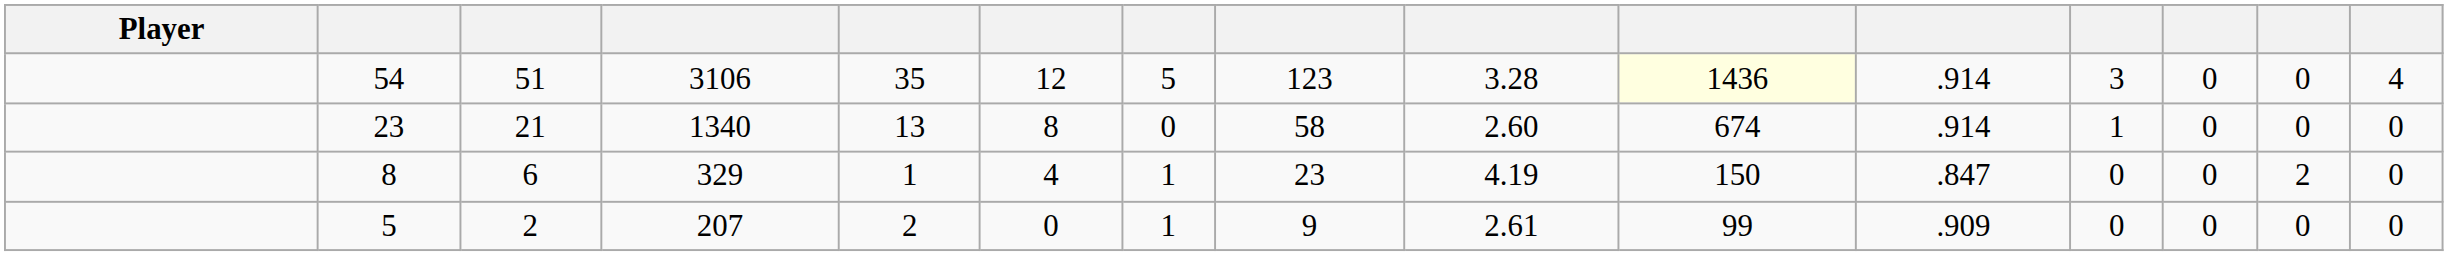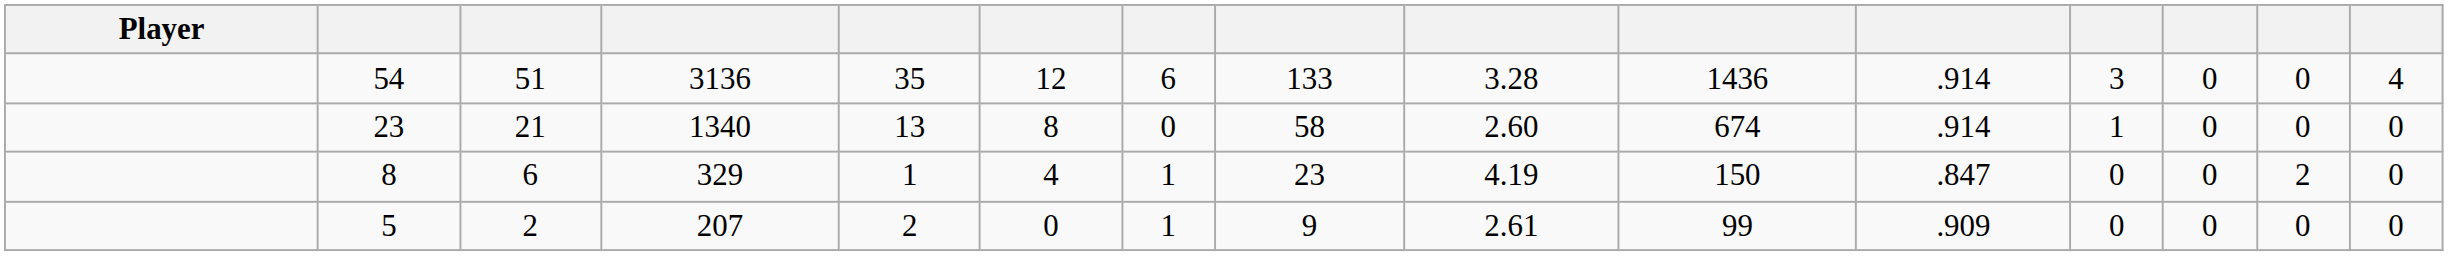(720, 77) 3106 -> (720, 77) 3136
(1168, 77) 5 -> (1168, 77) 6
(1310, 77) 123 -> (1310, 77) 133
(1737, 77) lightyellow background -> (1737, 77) no background
